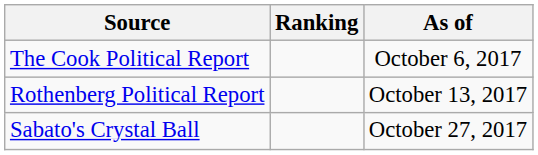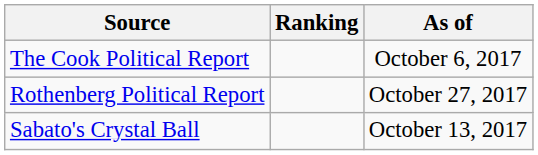(448, 94) October 13, 2017 -> (448, 94) October 27, 2017
(448, 130) October 27, 2017 -> (448, 130) October 13, 2017
